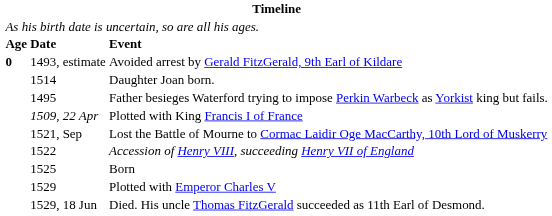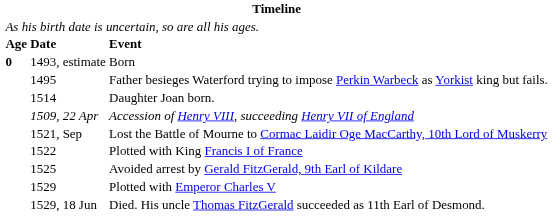(256, 62) Avoided arrest by Gerald FitzGerald, 9th Earl of Kildare -> (122, 62) Born
rows swapped: (43, 80) <-> (43, 97)
(206, 115) Plotted with King Francis I of France -> (261, 115) Accession of Henry VIII, succeeding Henry VII of England
(261, 151) Accession of Henry VIII, succeeding Henry VII of England -> (206, 151) Plotted with King Francis I of France
(122, 169) Born -> (256, 169) Avoided arrest by Gerald FitzGerald, 9th Earl of Kildare
